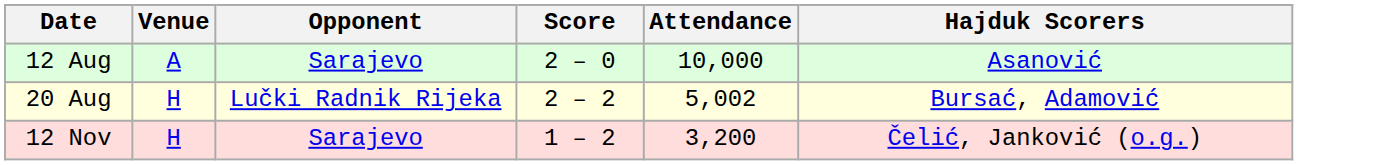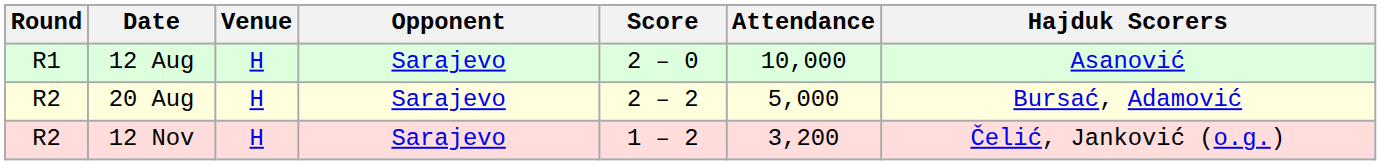+ column: (46, 25)
(174, 63) A -> (257, 63) H
(366, 102) Lučki Radnik Rijeka -> (449, 102) Sarajevo
(721, 102) 5,002 -> (804, 102) 5,000
